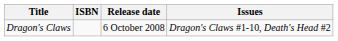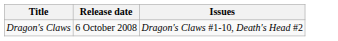- column: (87, 12)
